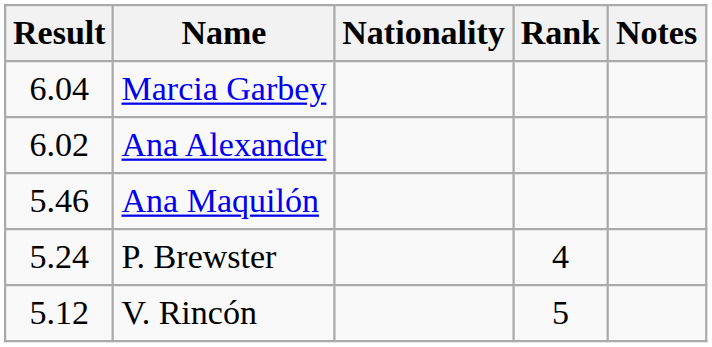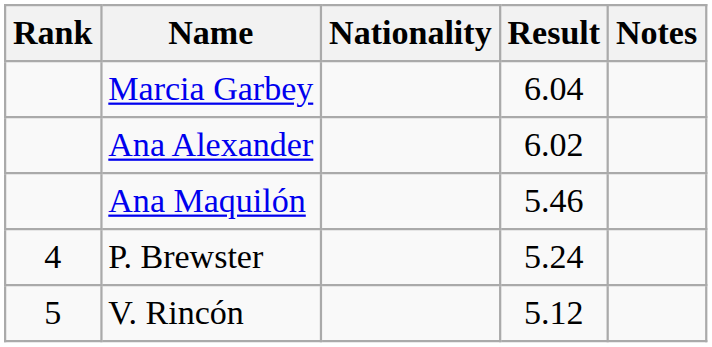columns swapped: (560, 32) <-> (59, 32)
